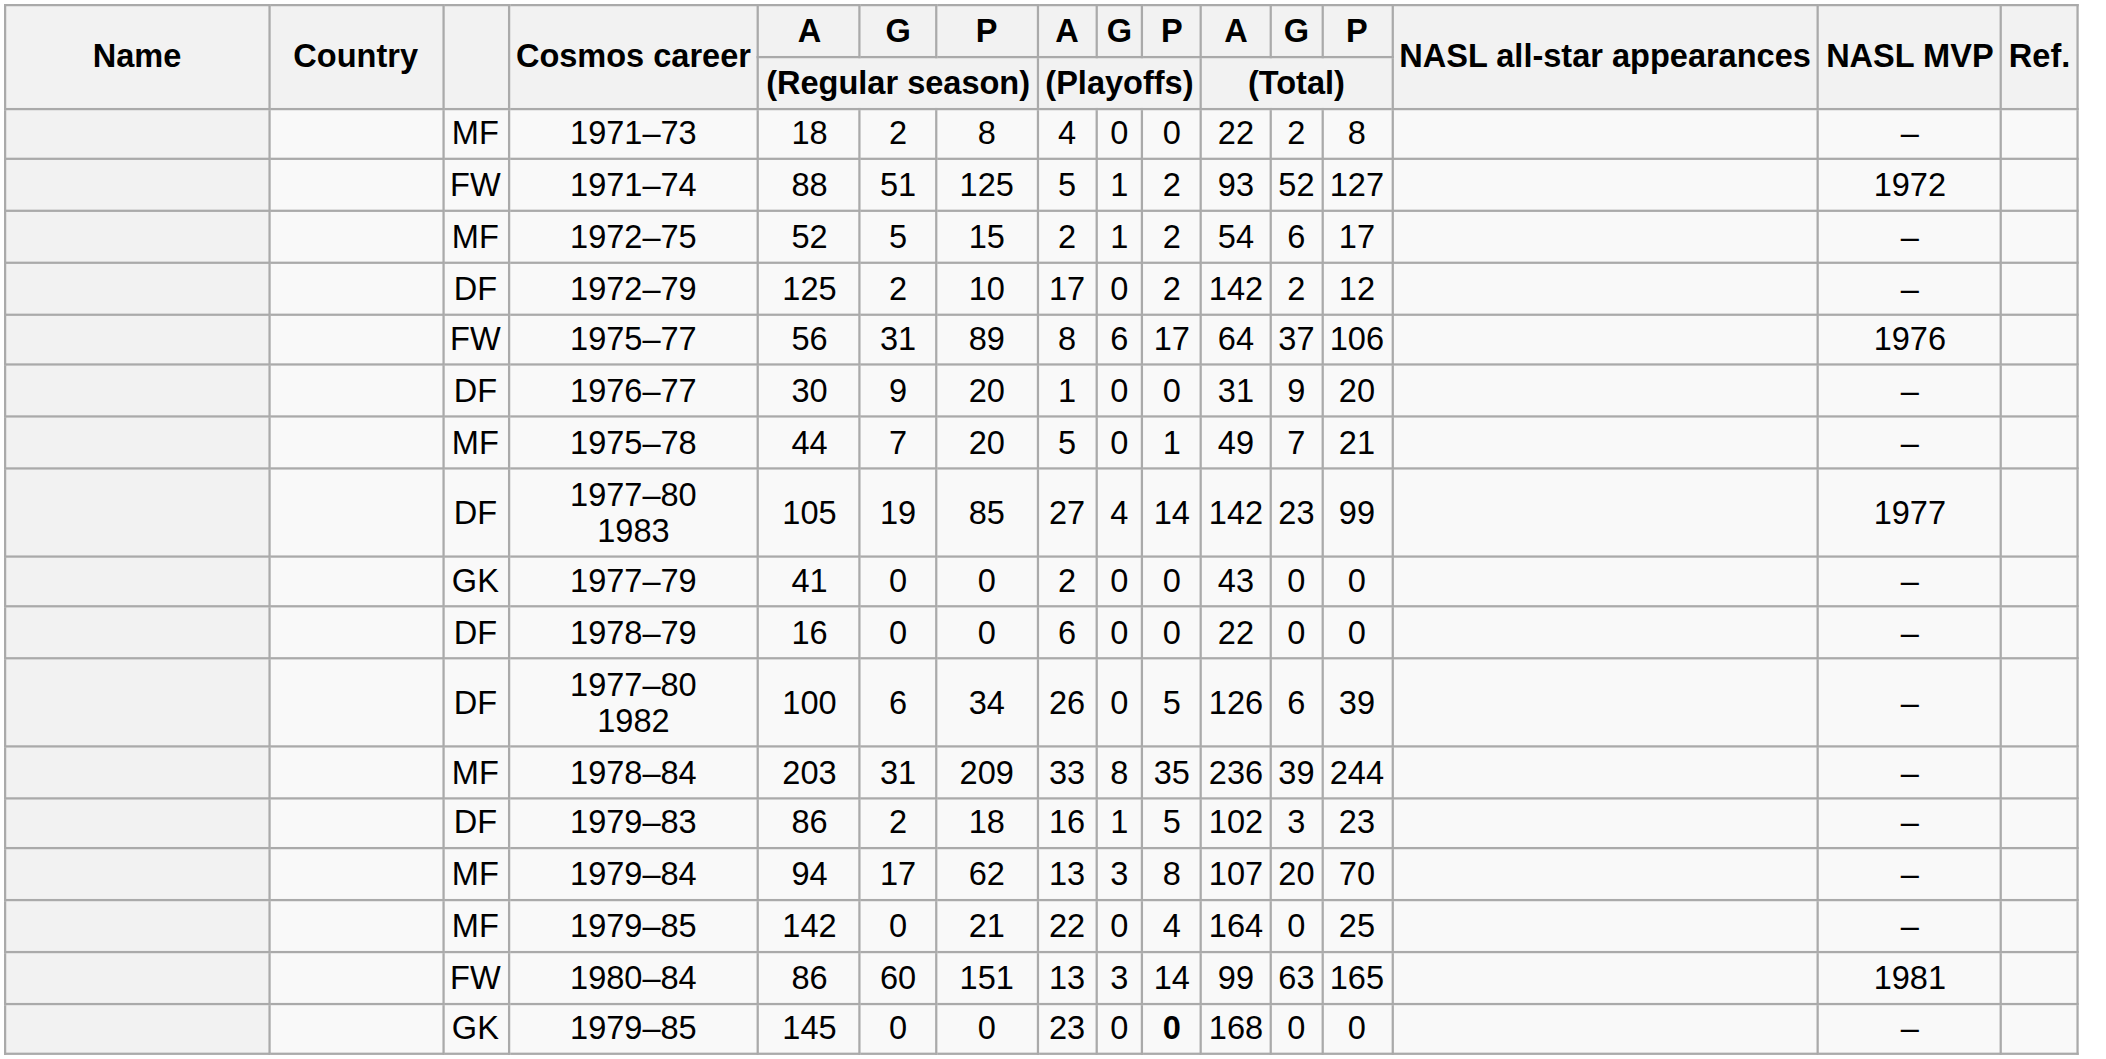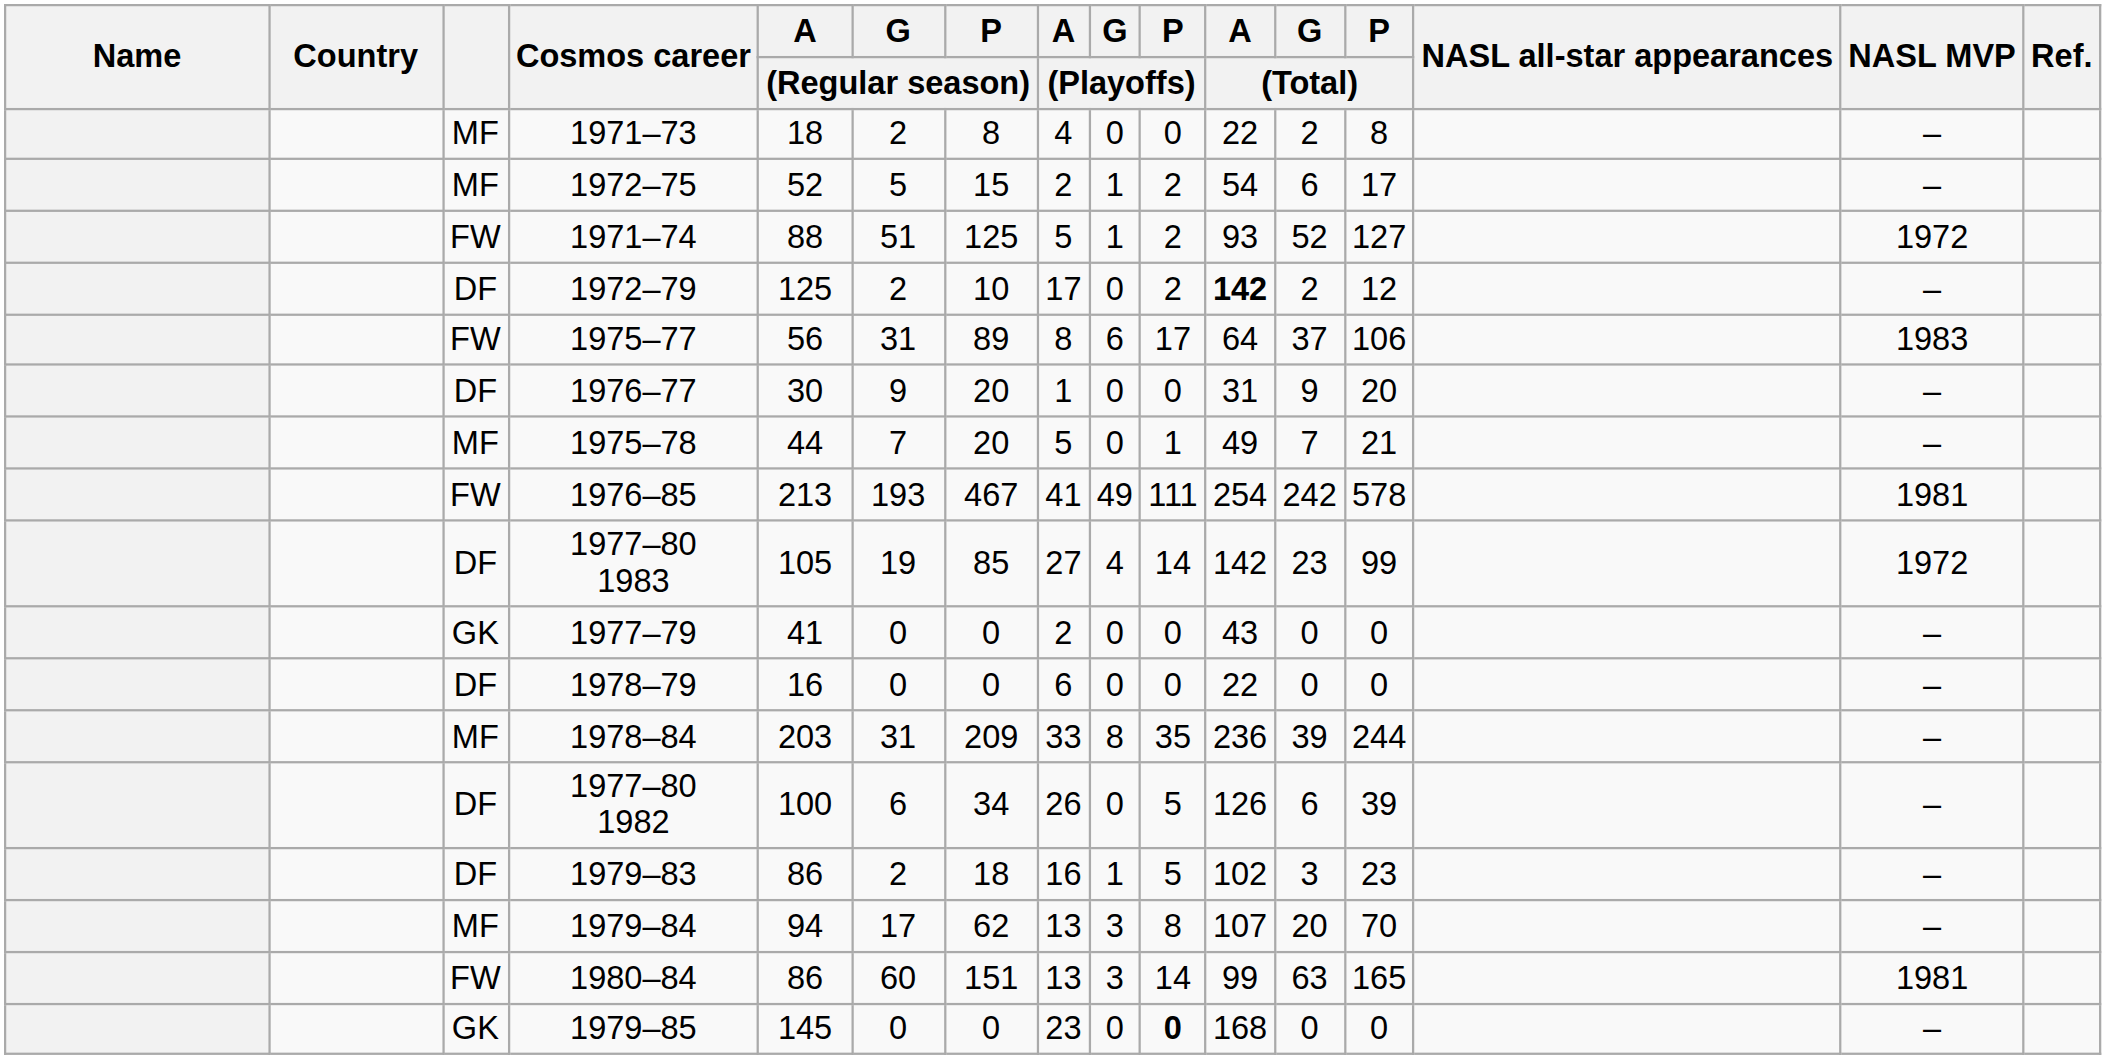rows swapped: (475, 185) <-> (475, 237)
(1236, 288) normal -> (1240, 288) bold
(1910, 340) 1976 -> (1932, 340) 1983
+ row: (475, 494)
(1910, 512) 1977 -> (1932, 563) 1972
rows swapped: (475, 702) <-> (475, 772)
- row: (475, 926)
